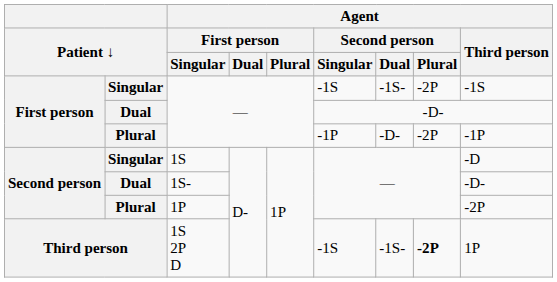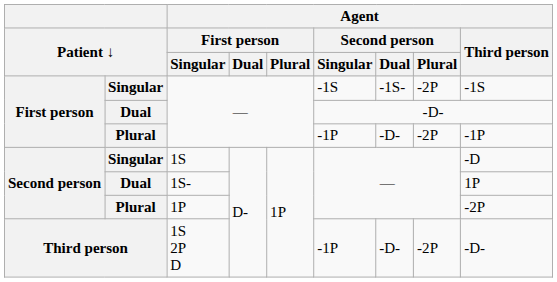(475, 183) -D- -> (472, 183) 1P
(328, 248) -1S -> (328, 248) -1P
(392, 248) -1S- -> (390, 248) -D-
(428, 248) bold -> (428, 248) normal
(472, 248) 1P -> (475, 248) -D-
